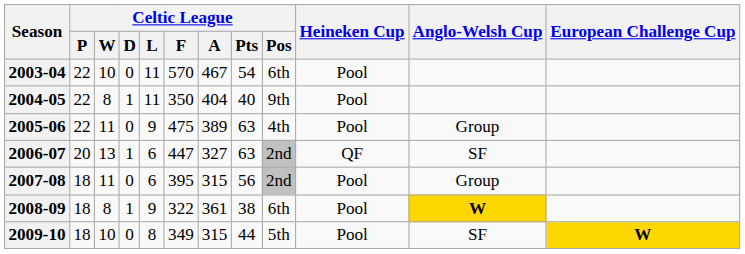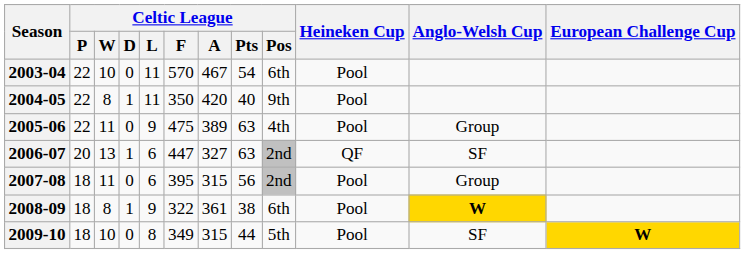(215, 99) 404 -> (215, 99) 420
